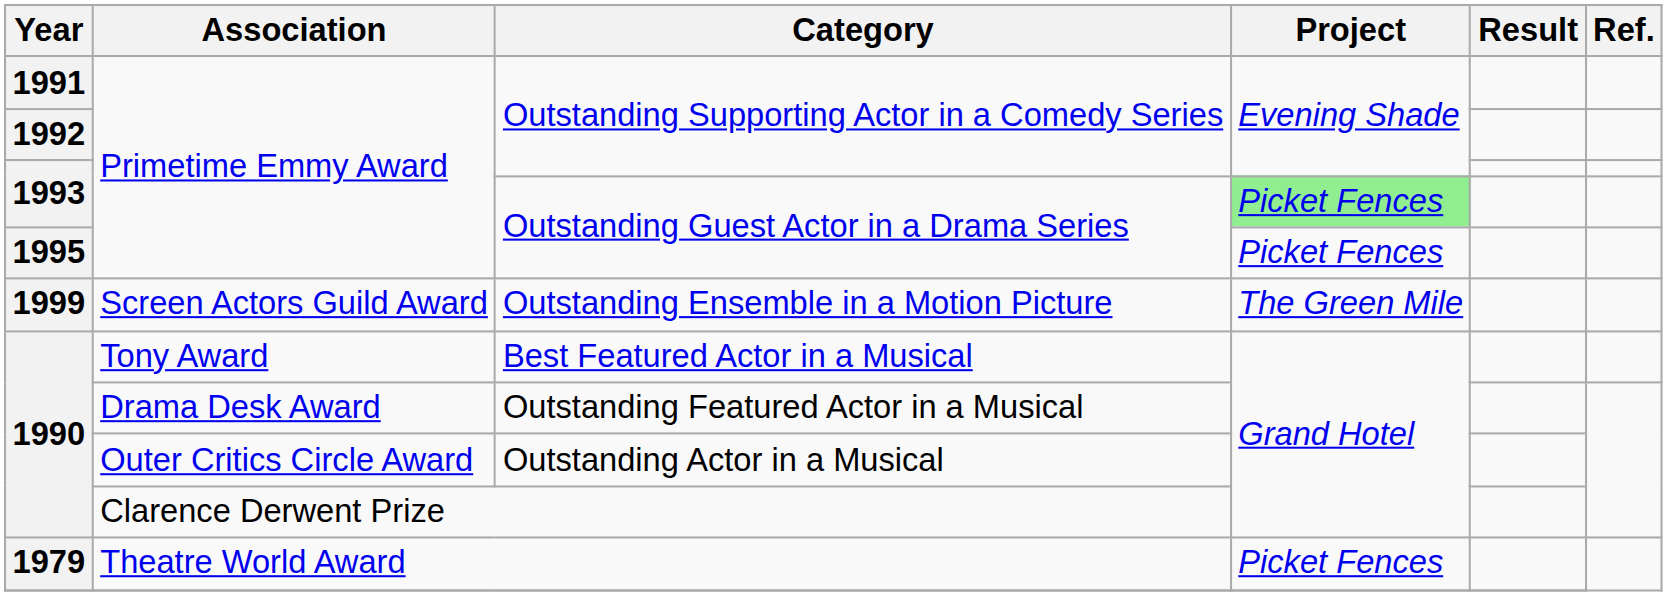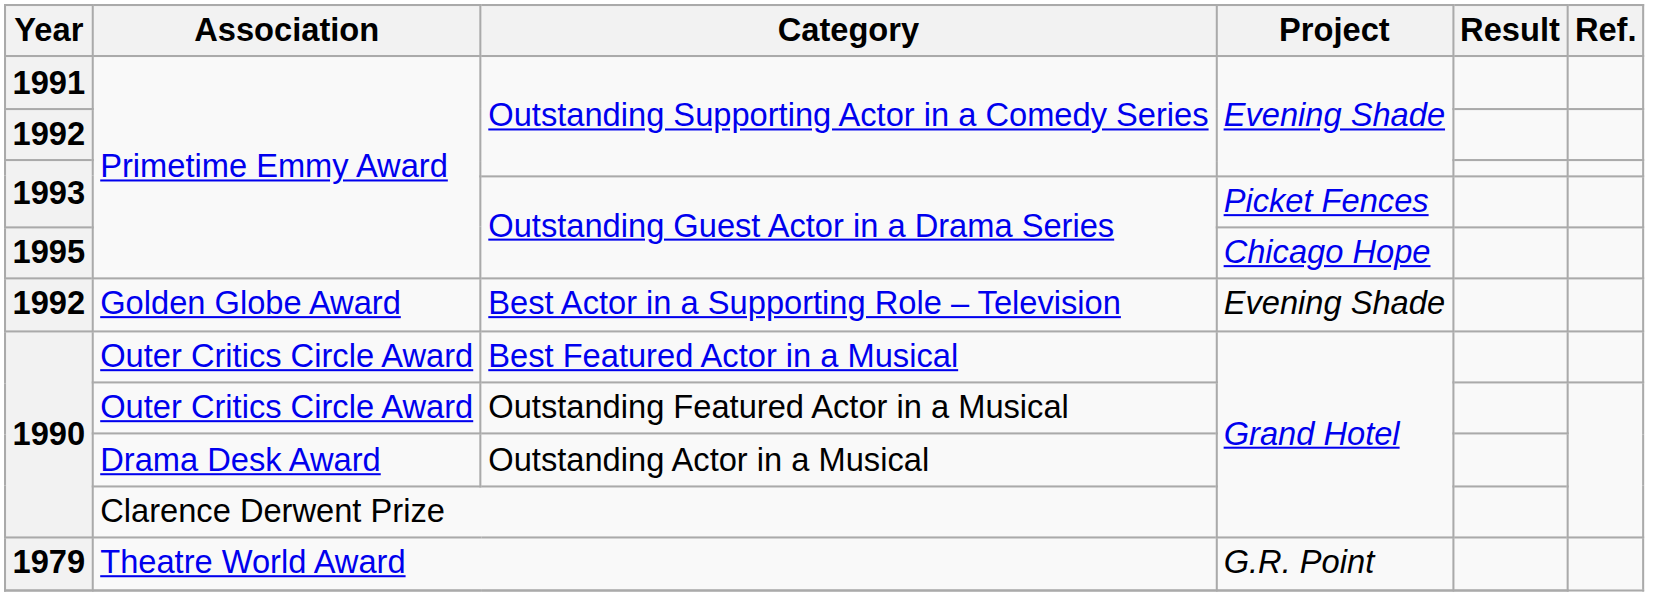(1341, 200) lightgreen background -> (1326, 200) no background
(1341, 252) Picket Fences -> (1327, 252) Chicago Hope
+ row: (49, 304)
- row: (49, 304)
(184, 356) Tony Award -> (287, 356) Outer Critics Circle Award
(240, 407) Drama Desk Award -> (287, 407) Outer Critics Circle Award
(287, 459) Outer Critics Circle Award -> (240, 459) Drama Desk Award
(1341, 563) Picket Fences -> (1299, 563) G.R. Point
